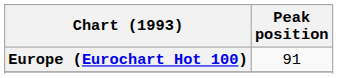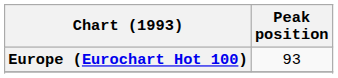(292, 60) 91 -> (292, 60) 93
